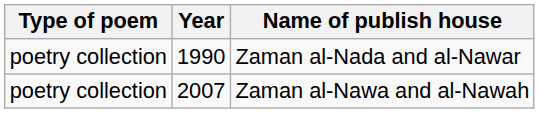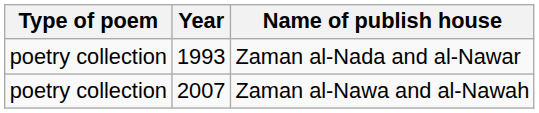(201, 56) 1990 -> (201, 56) 1993
